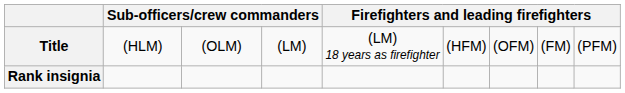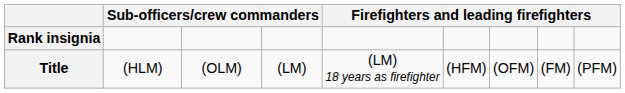rows swapped: (54, 46) <-> (54, 76)
